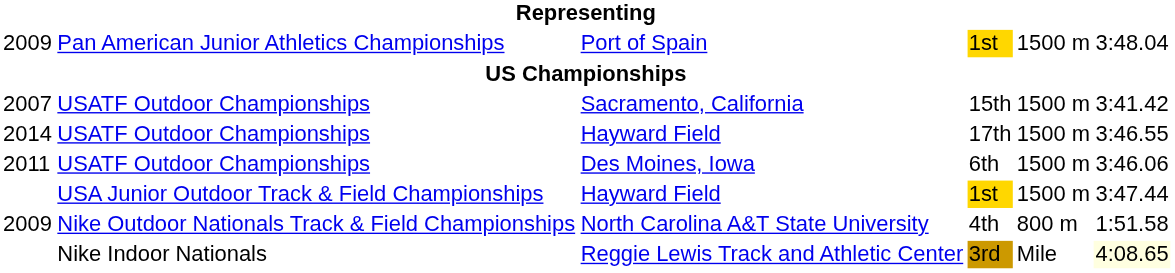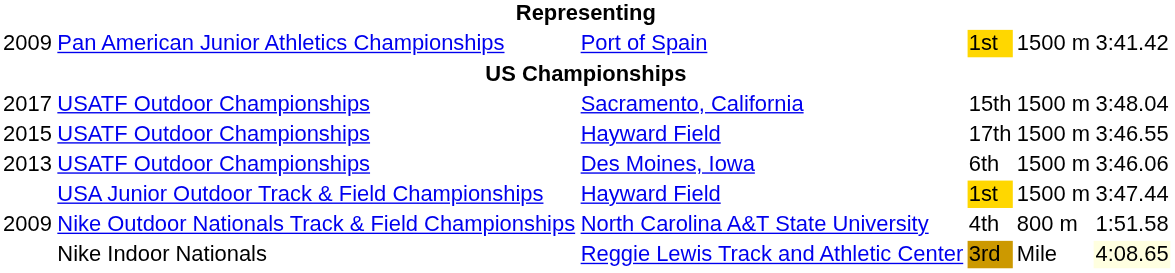(1132, 43) 3:48.04 -> (1132, 43) 3:41.42
(27, 103) 2007 -> (27, 103) 2017
(1132, 103) 3:41.42 -> (1132, 103) 3:48.04
(27, 133) 2014 -> (27, 133) 2015
(27, 163) 2011 -> (27, 163) 2013
